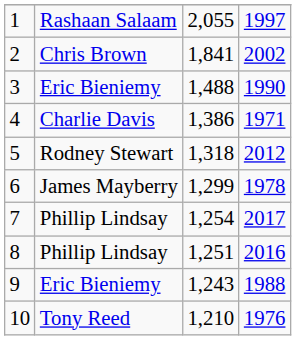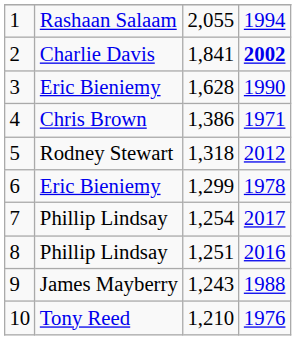(265, 20) 1997 -> (265, 20) 1994
(93, 53) Chris Brown -> (97, 53) Charlie Davis
(265, 53) normal -> (265, 53) bold
(211, 86) 1,488 -> (211, 86) 1,628
(97, 119) Charlie Davis -> (93, 119) Chris Brown
(109, 185) James Mayberry -> (100, 185) Eric Bieniemy
(100, 284) Eric Bieniemy -> (109, 284) James Mayberry
